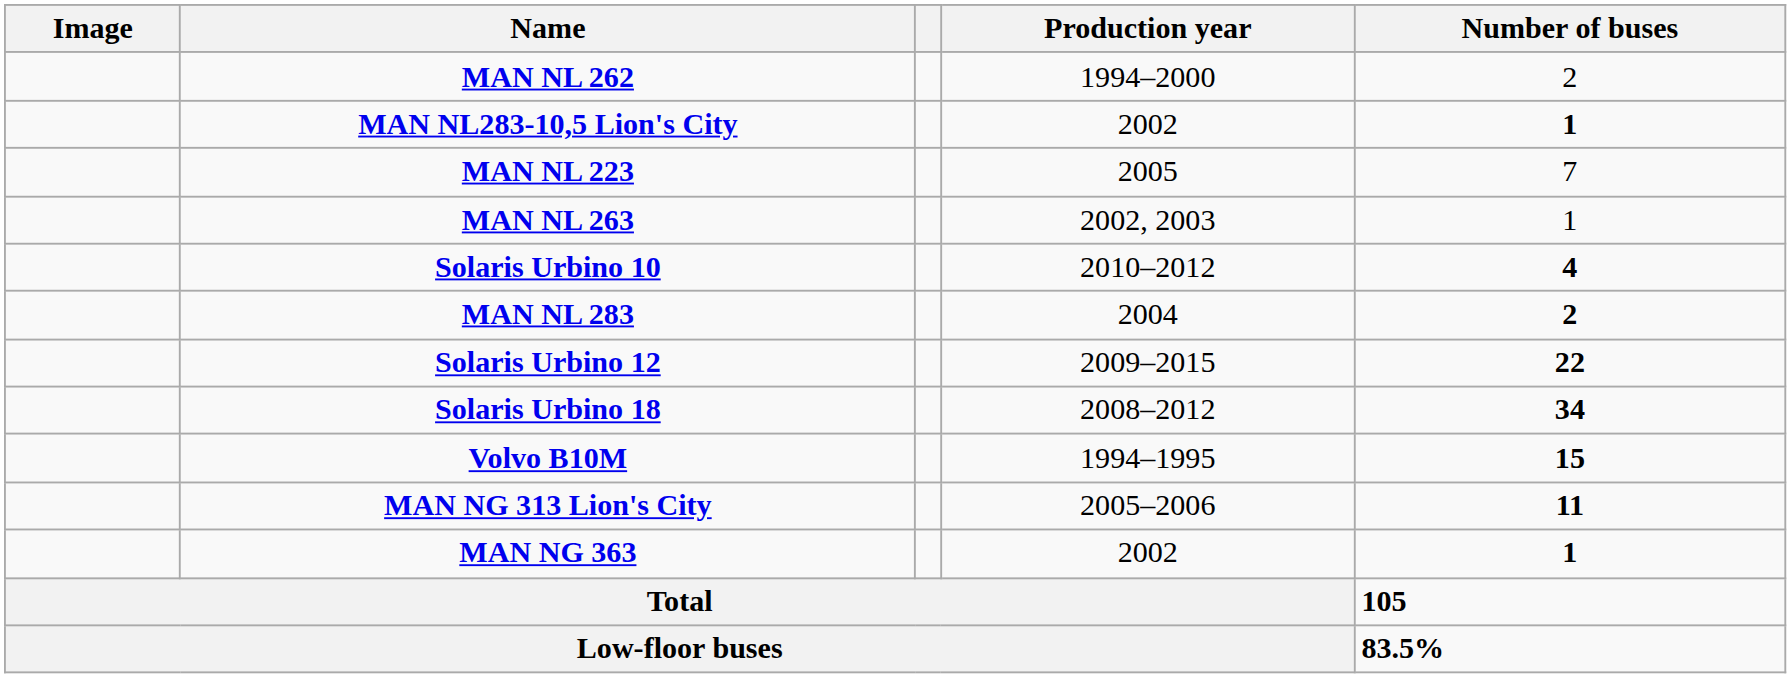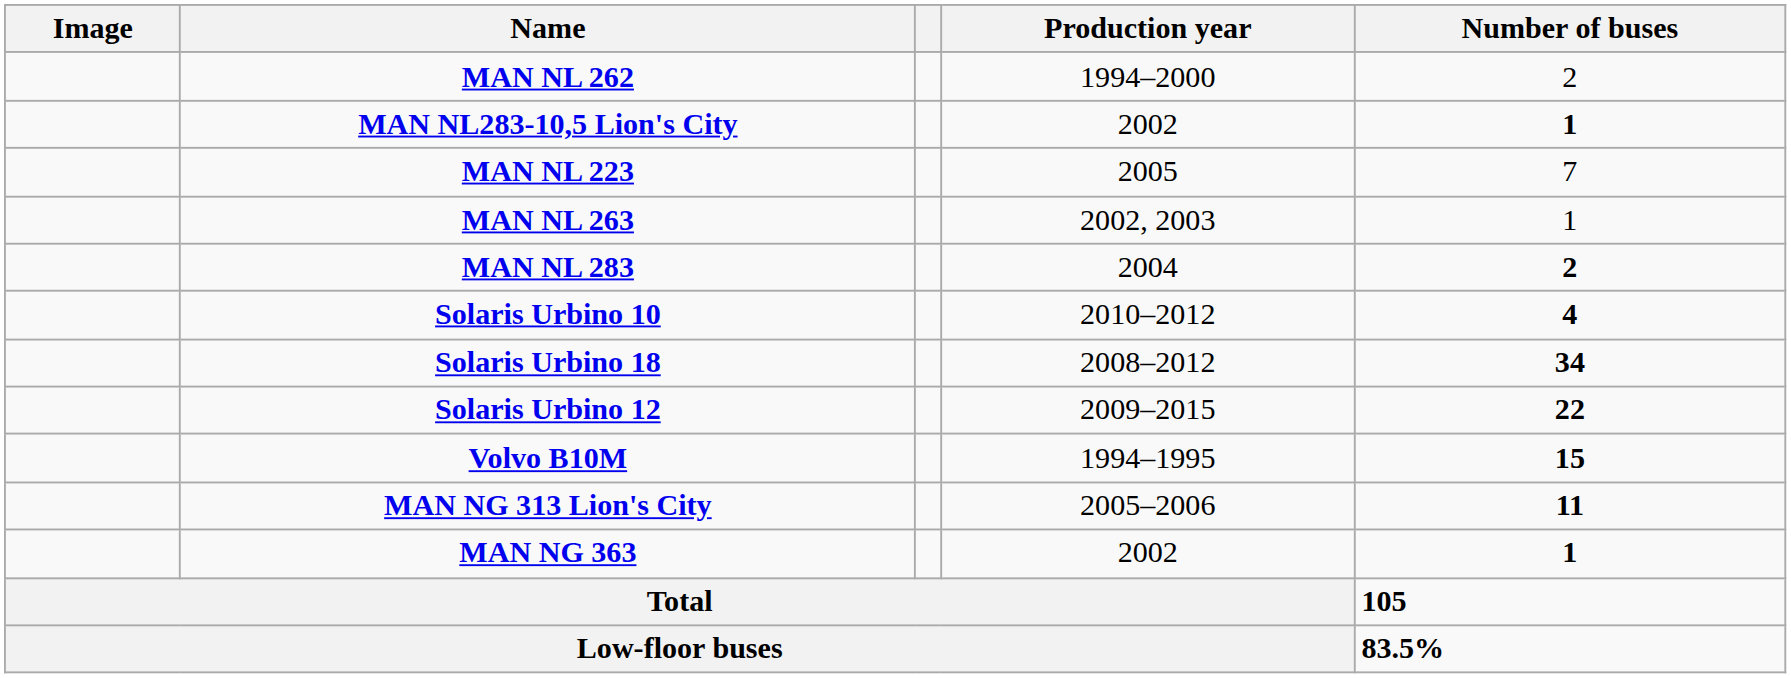rows swapped: (548, 314) <-> (548, 266)
rows swapped: (548, 362) <-> (548, 409)
